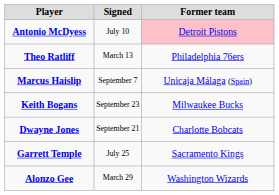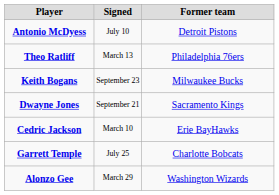(208, 32) pink background -> (208, 32) no background
- row: (49, 80)
(208, 129) Charlotte Bobcats -> (208, 105) Sacramento Kings
+ row: (49, 129)
(208, 154) Sacramento Kings -> (208, 154) Charlotte Bobcats
